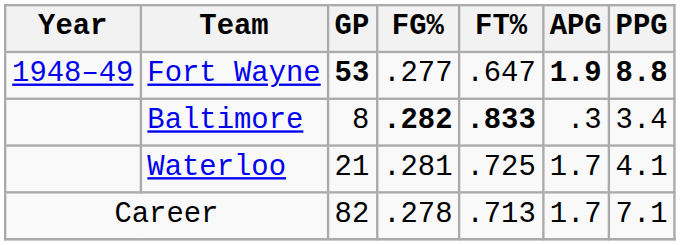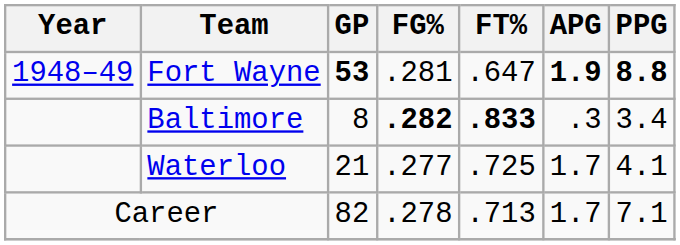(418, 75) .277 -> (418, 75) .281
(418, 169) .281 -> (418, 169) .277
